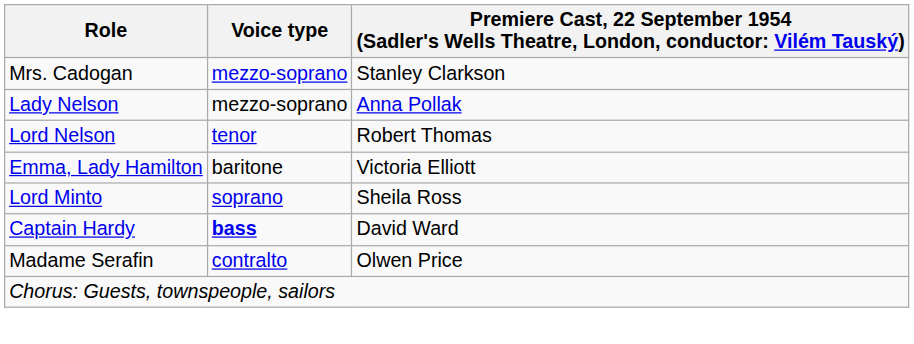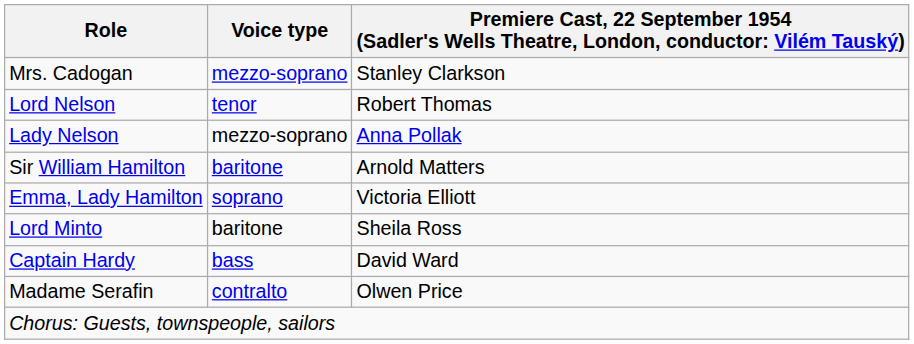rows swapped: (62, 135) <-> (64, 104)
+ row: (97, 167)
(247, 167) baritone -> (247, 198) soprano
(247, 198) soprano -> (247, 229) baritone
(234, 229) bold -> (233, 260) normal
